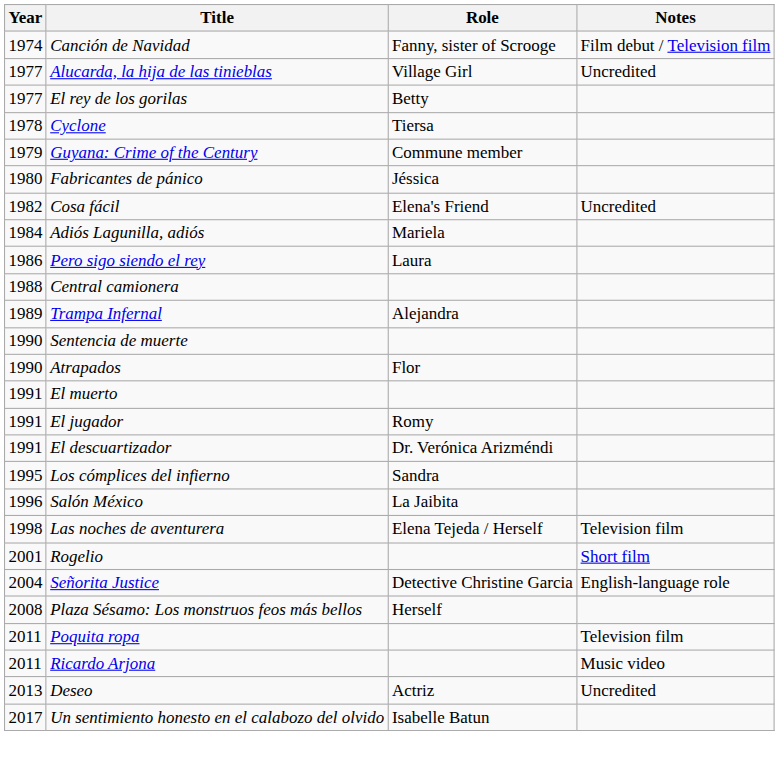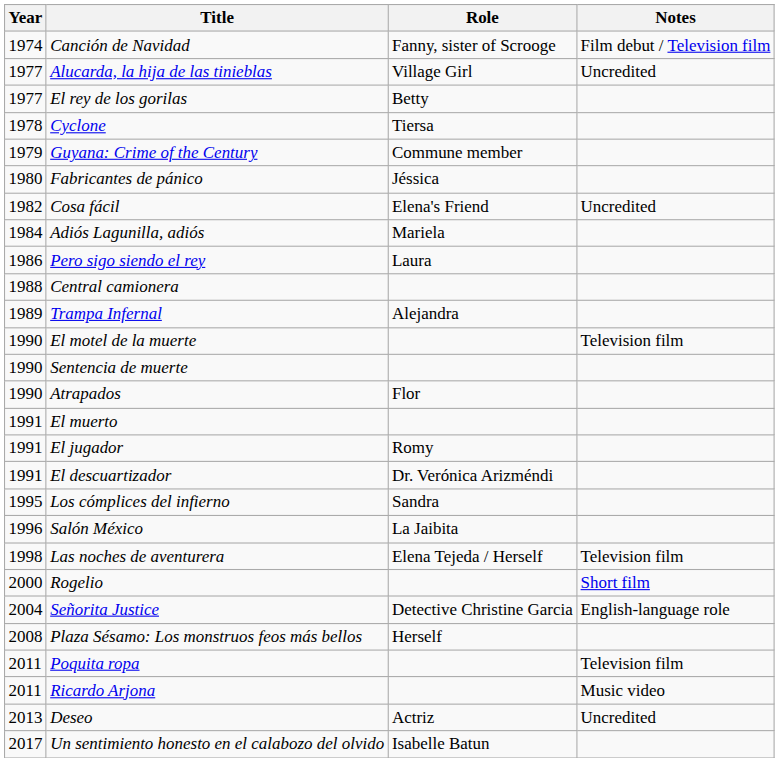+ row: (123, 340)
(25, 555) 2001 -> (25, 582) 2000
